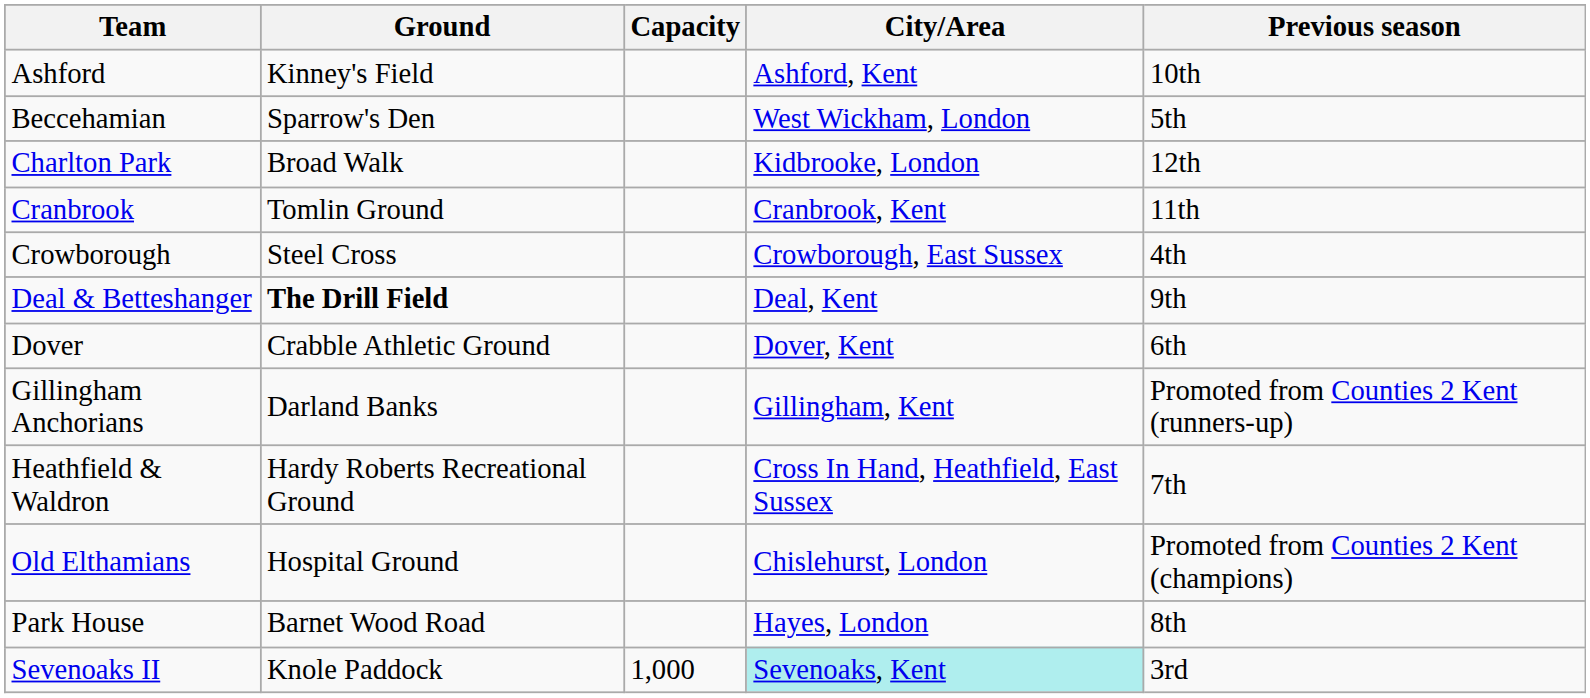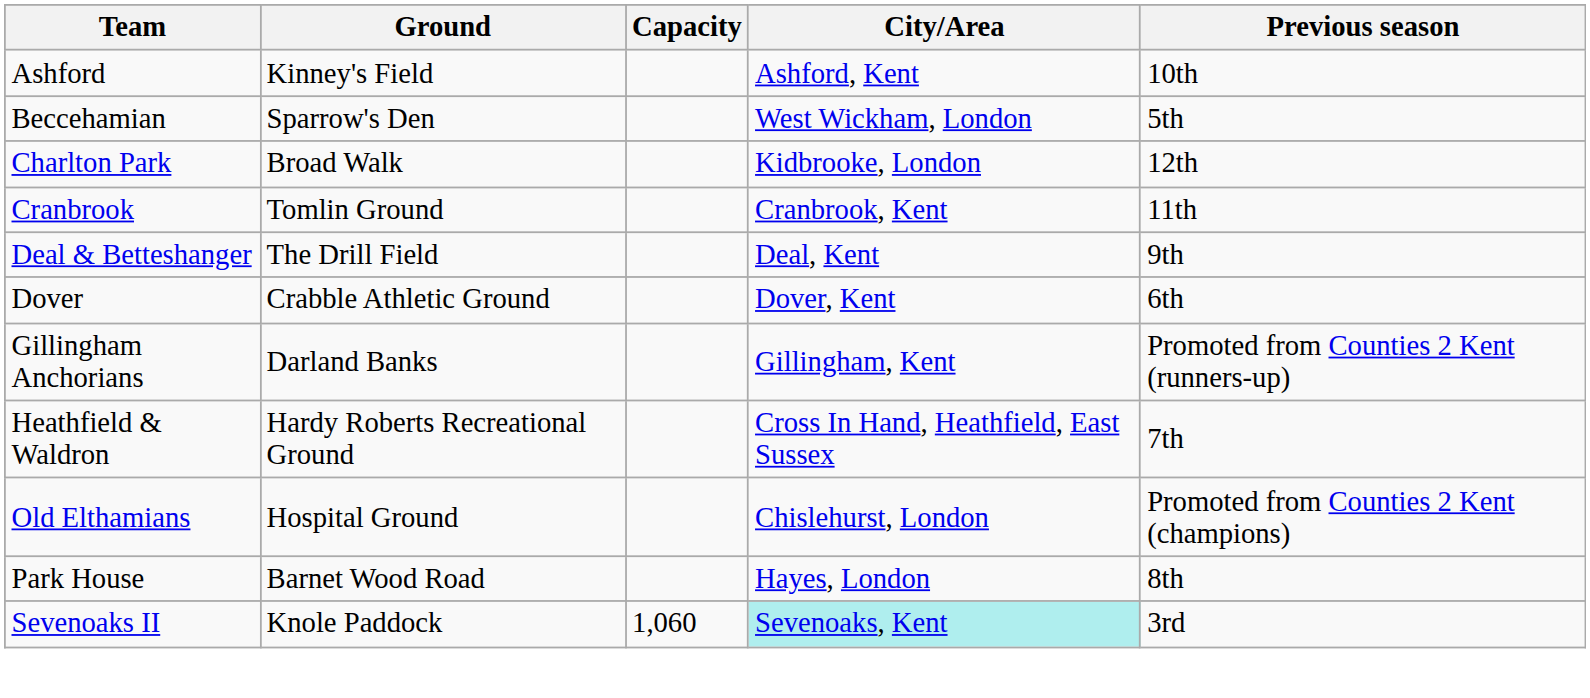- row: (91, 254)
(358, 299) bold -> (352, 254) normal
(663, 668) 1,000 -> (664, 623) 1,060
